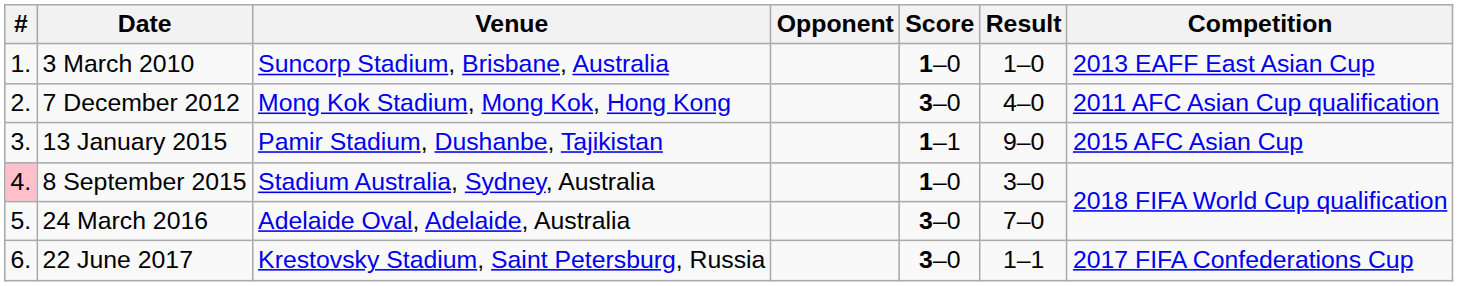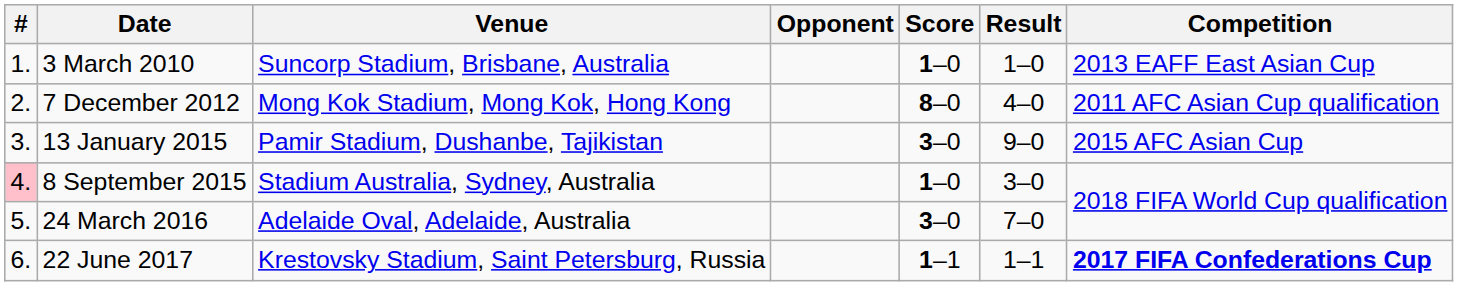(940, 102) 3–0 -> (940, 102) 8–0
(940, 142) 1–1 -> (940, 142) 3–0
(940, 260) 3–0 -> (940, 260) 1–1
(1243, 260) normal -> (1252, 260) bold
